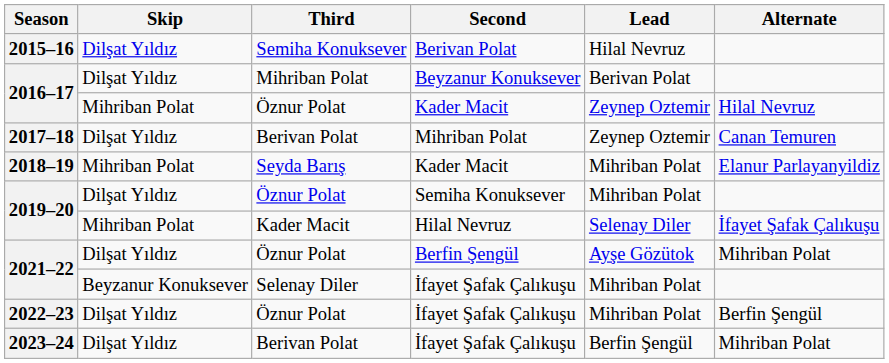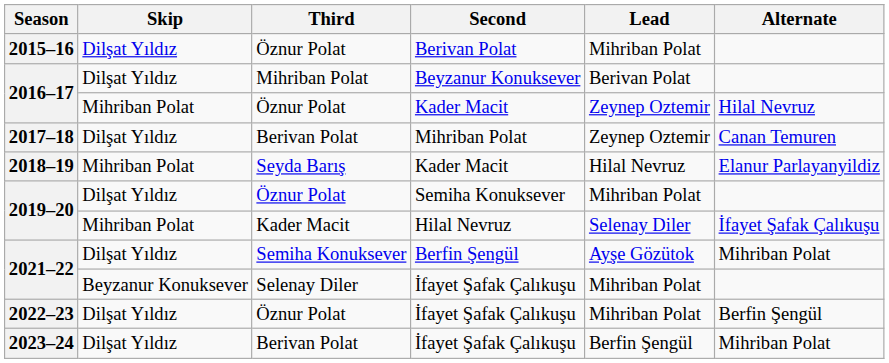(331, 48) Semiha Konuksever -> (301, 48) Öznur Polat
(637, 48) Hilal Nevruz -> (645, 48) Mihriban Polat
(645, 166) Mihriban Polat -> (637, 166) Hilal Nevruz
(301, 254) Öznur Polat -> (331, 254) Semiha Konuksever
